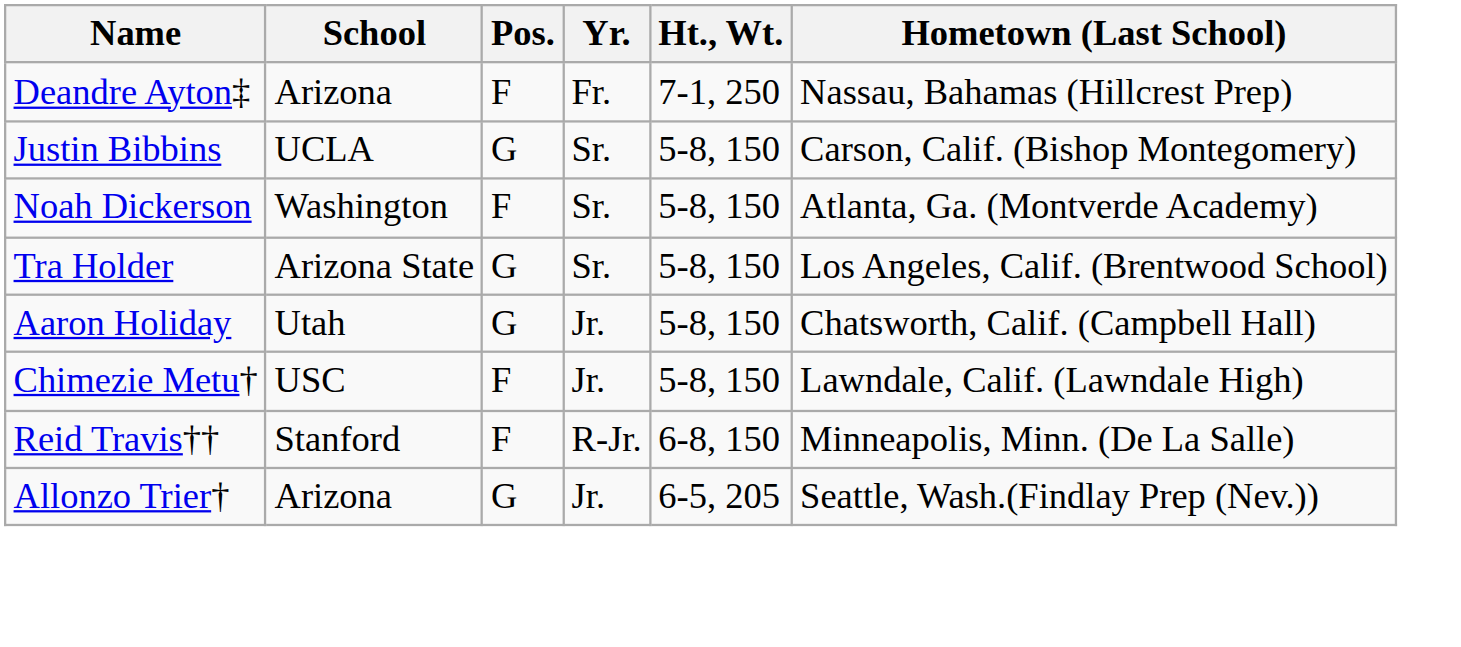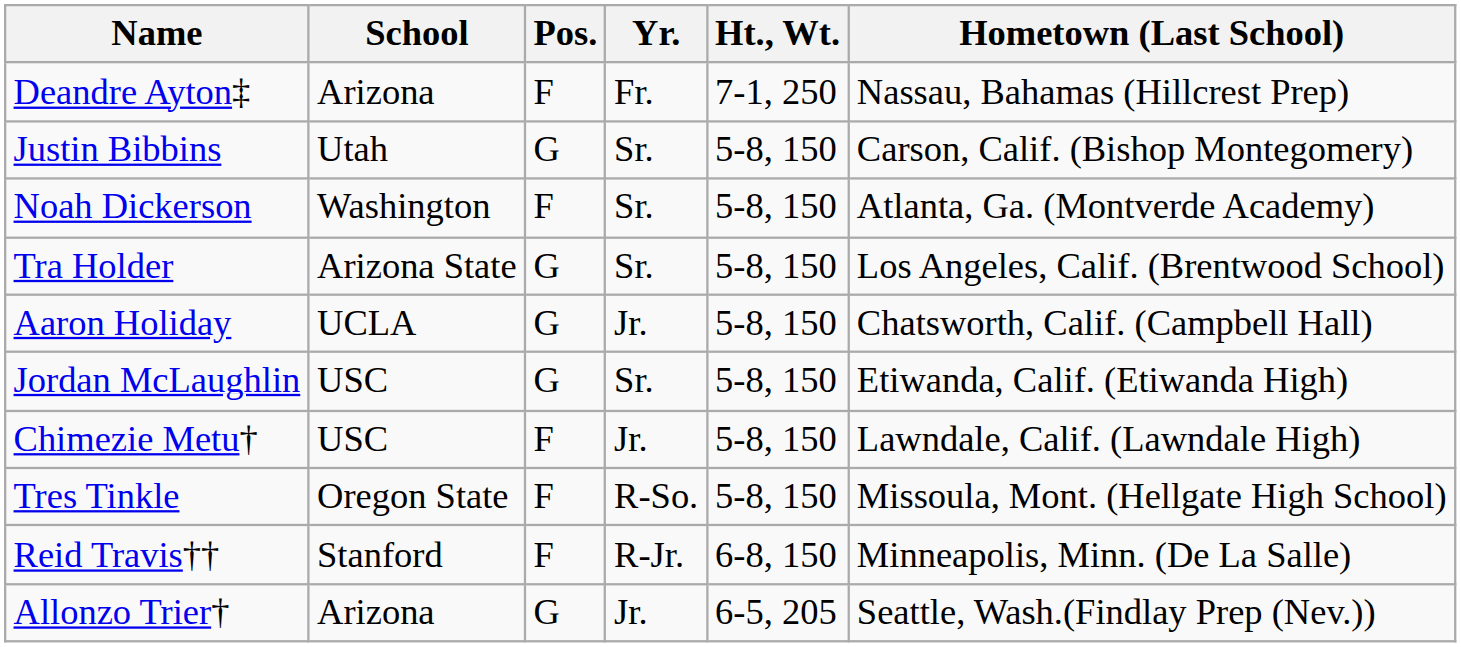(324, 149) UCLA -> (353, 149) Utah
(310, 322) Utah -> (367, 322) UCLA
+ row: (157, 380)
+ row: (97, 496)
